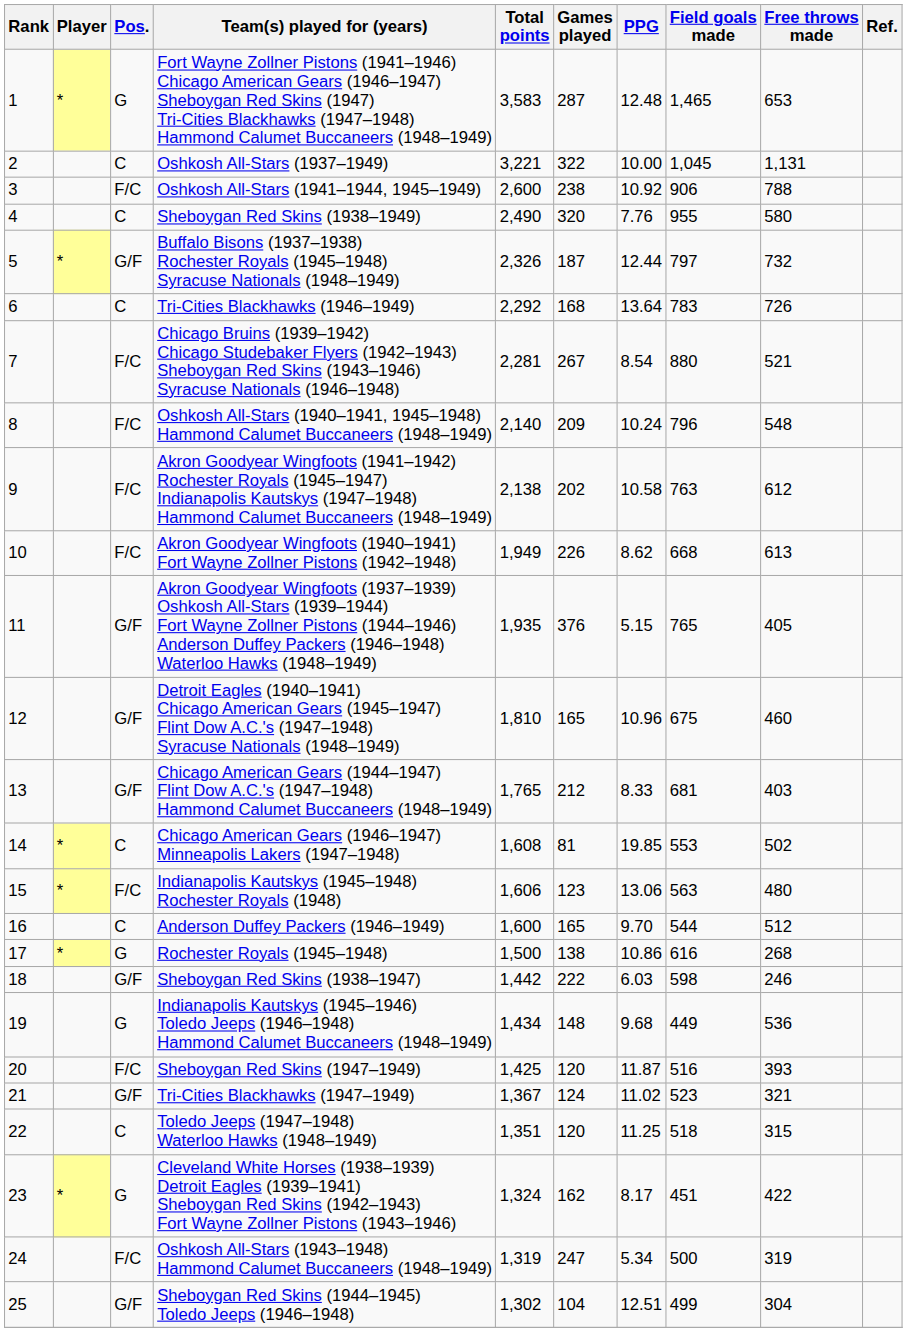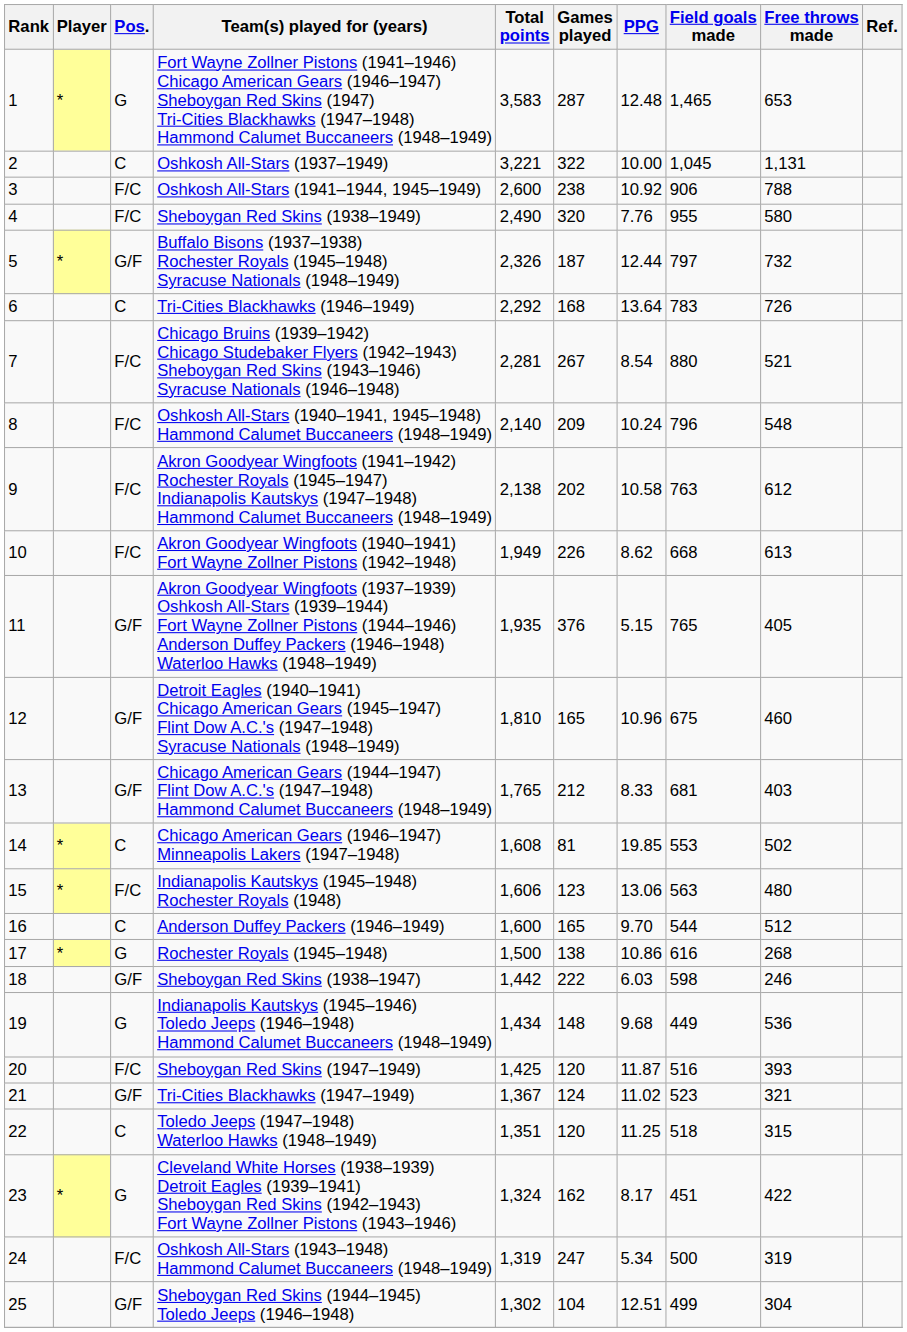(120, 216) C -> (128, 216) F/C
